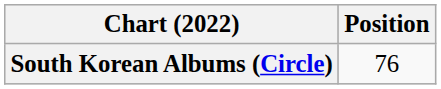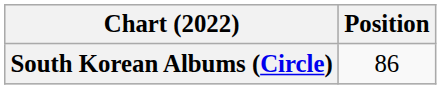(387, 63) 76 -> (387, 63) 86
